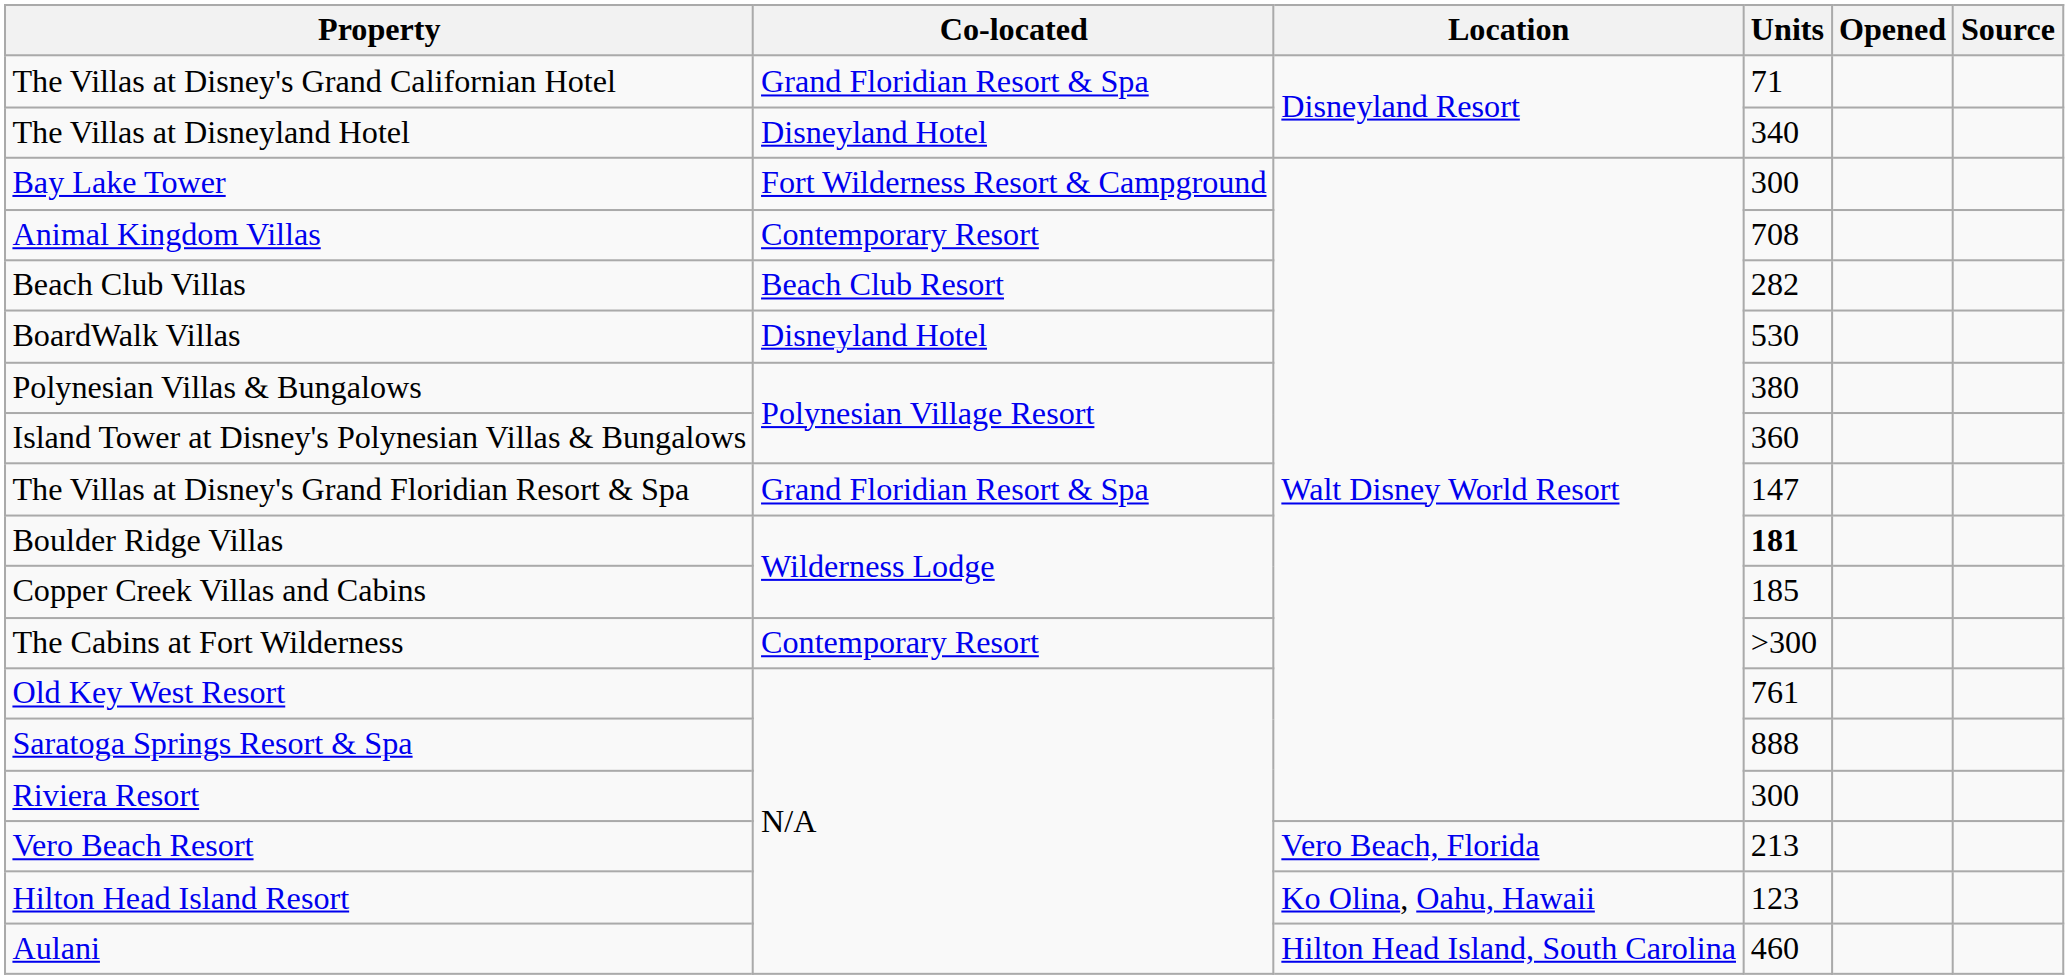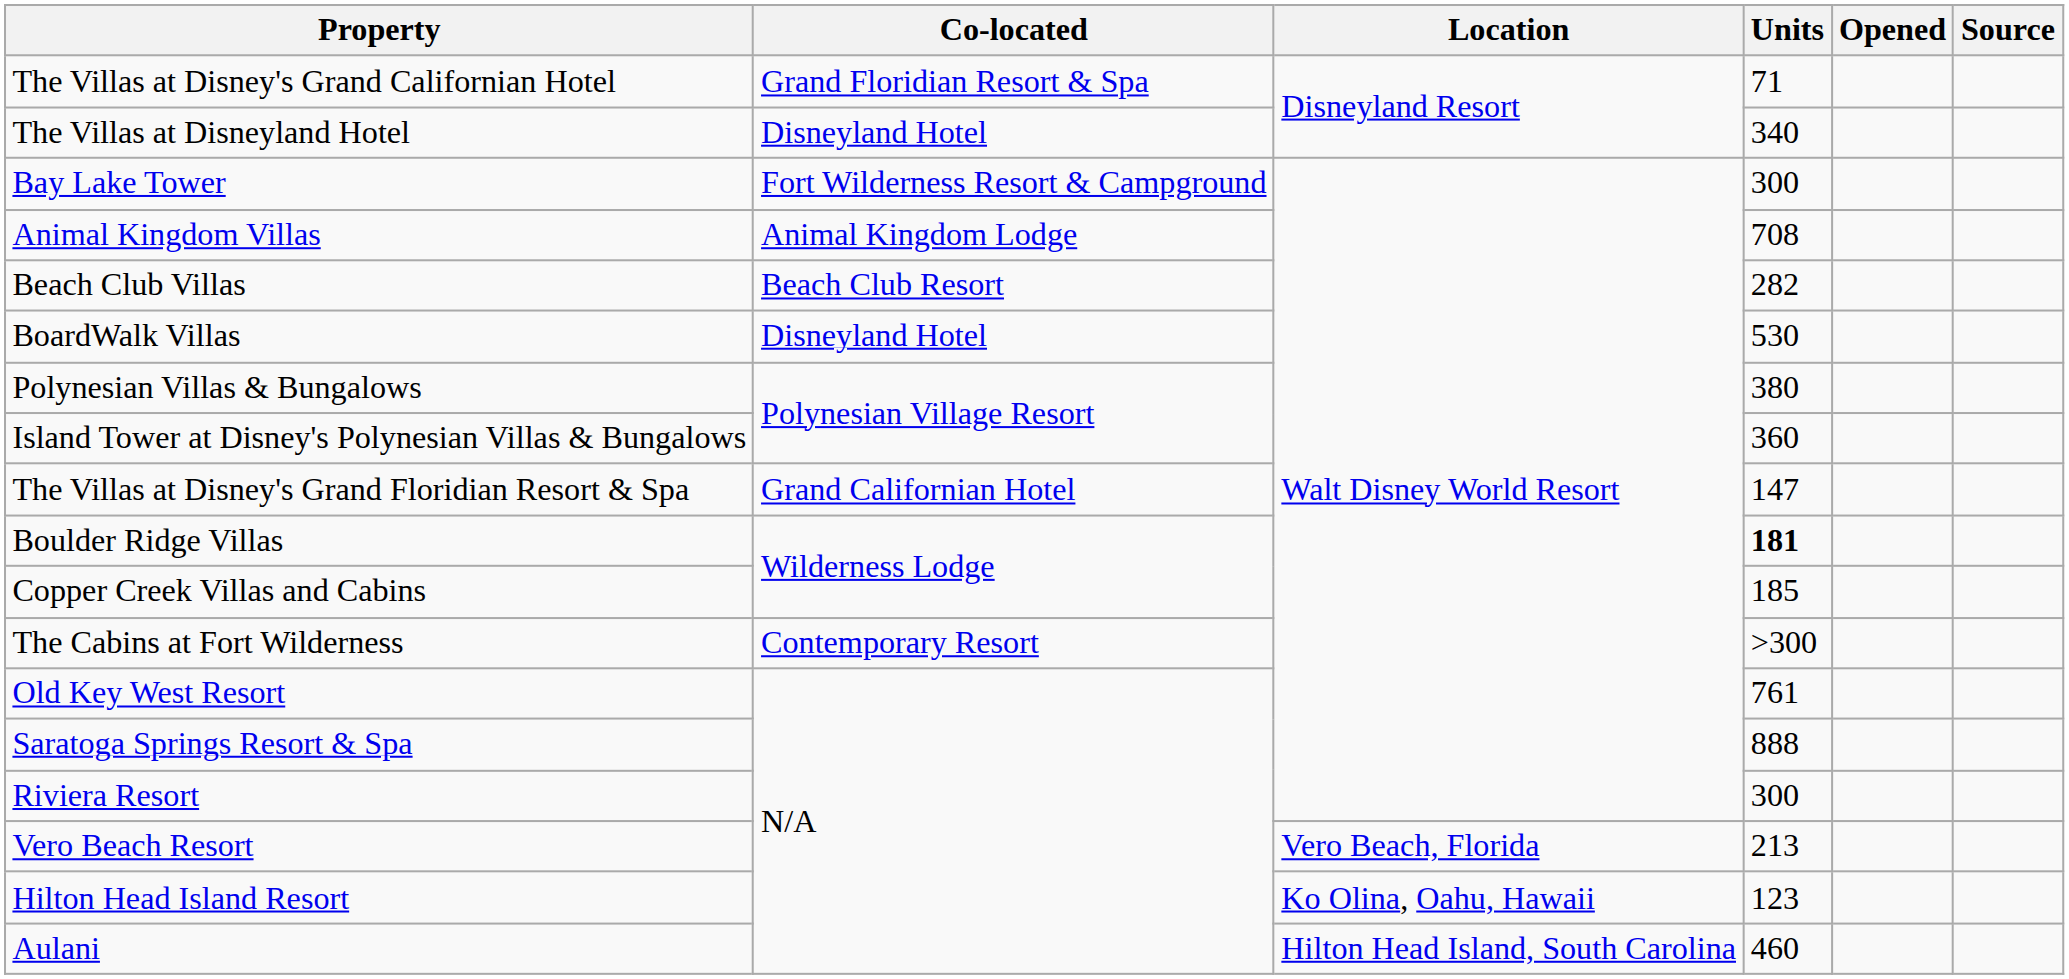(900, 234) Contemporary Resort -> (919, 234) Animal Kingdom Lodge
(955, 489) Grand Floridian Resort & Spa -> (918, 489) Grand Californian Hotel
